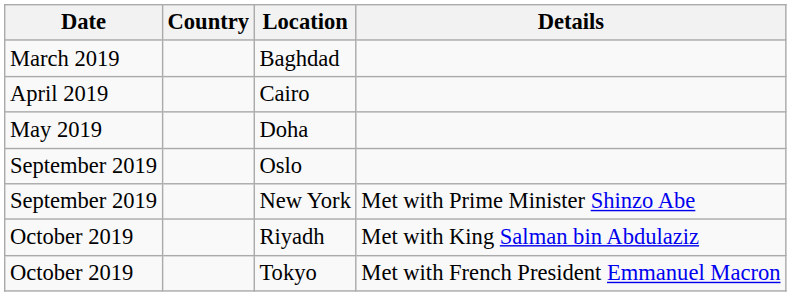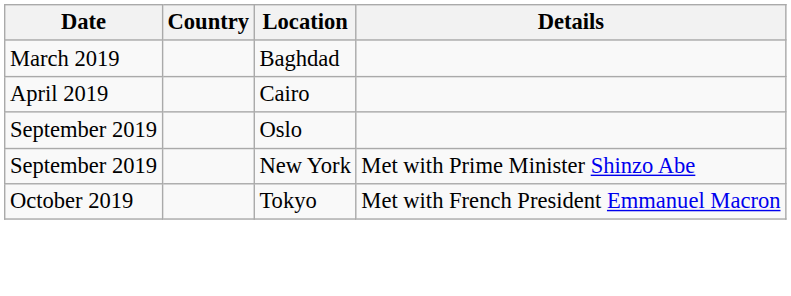- row: (284, 129)
- row: (292, 237)
